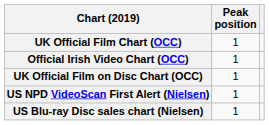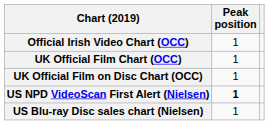rows swapped: (108, 59) <-> (108, 42)
(236, 94) normal -> (236, 94) bold
